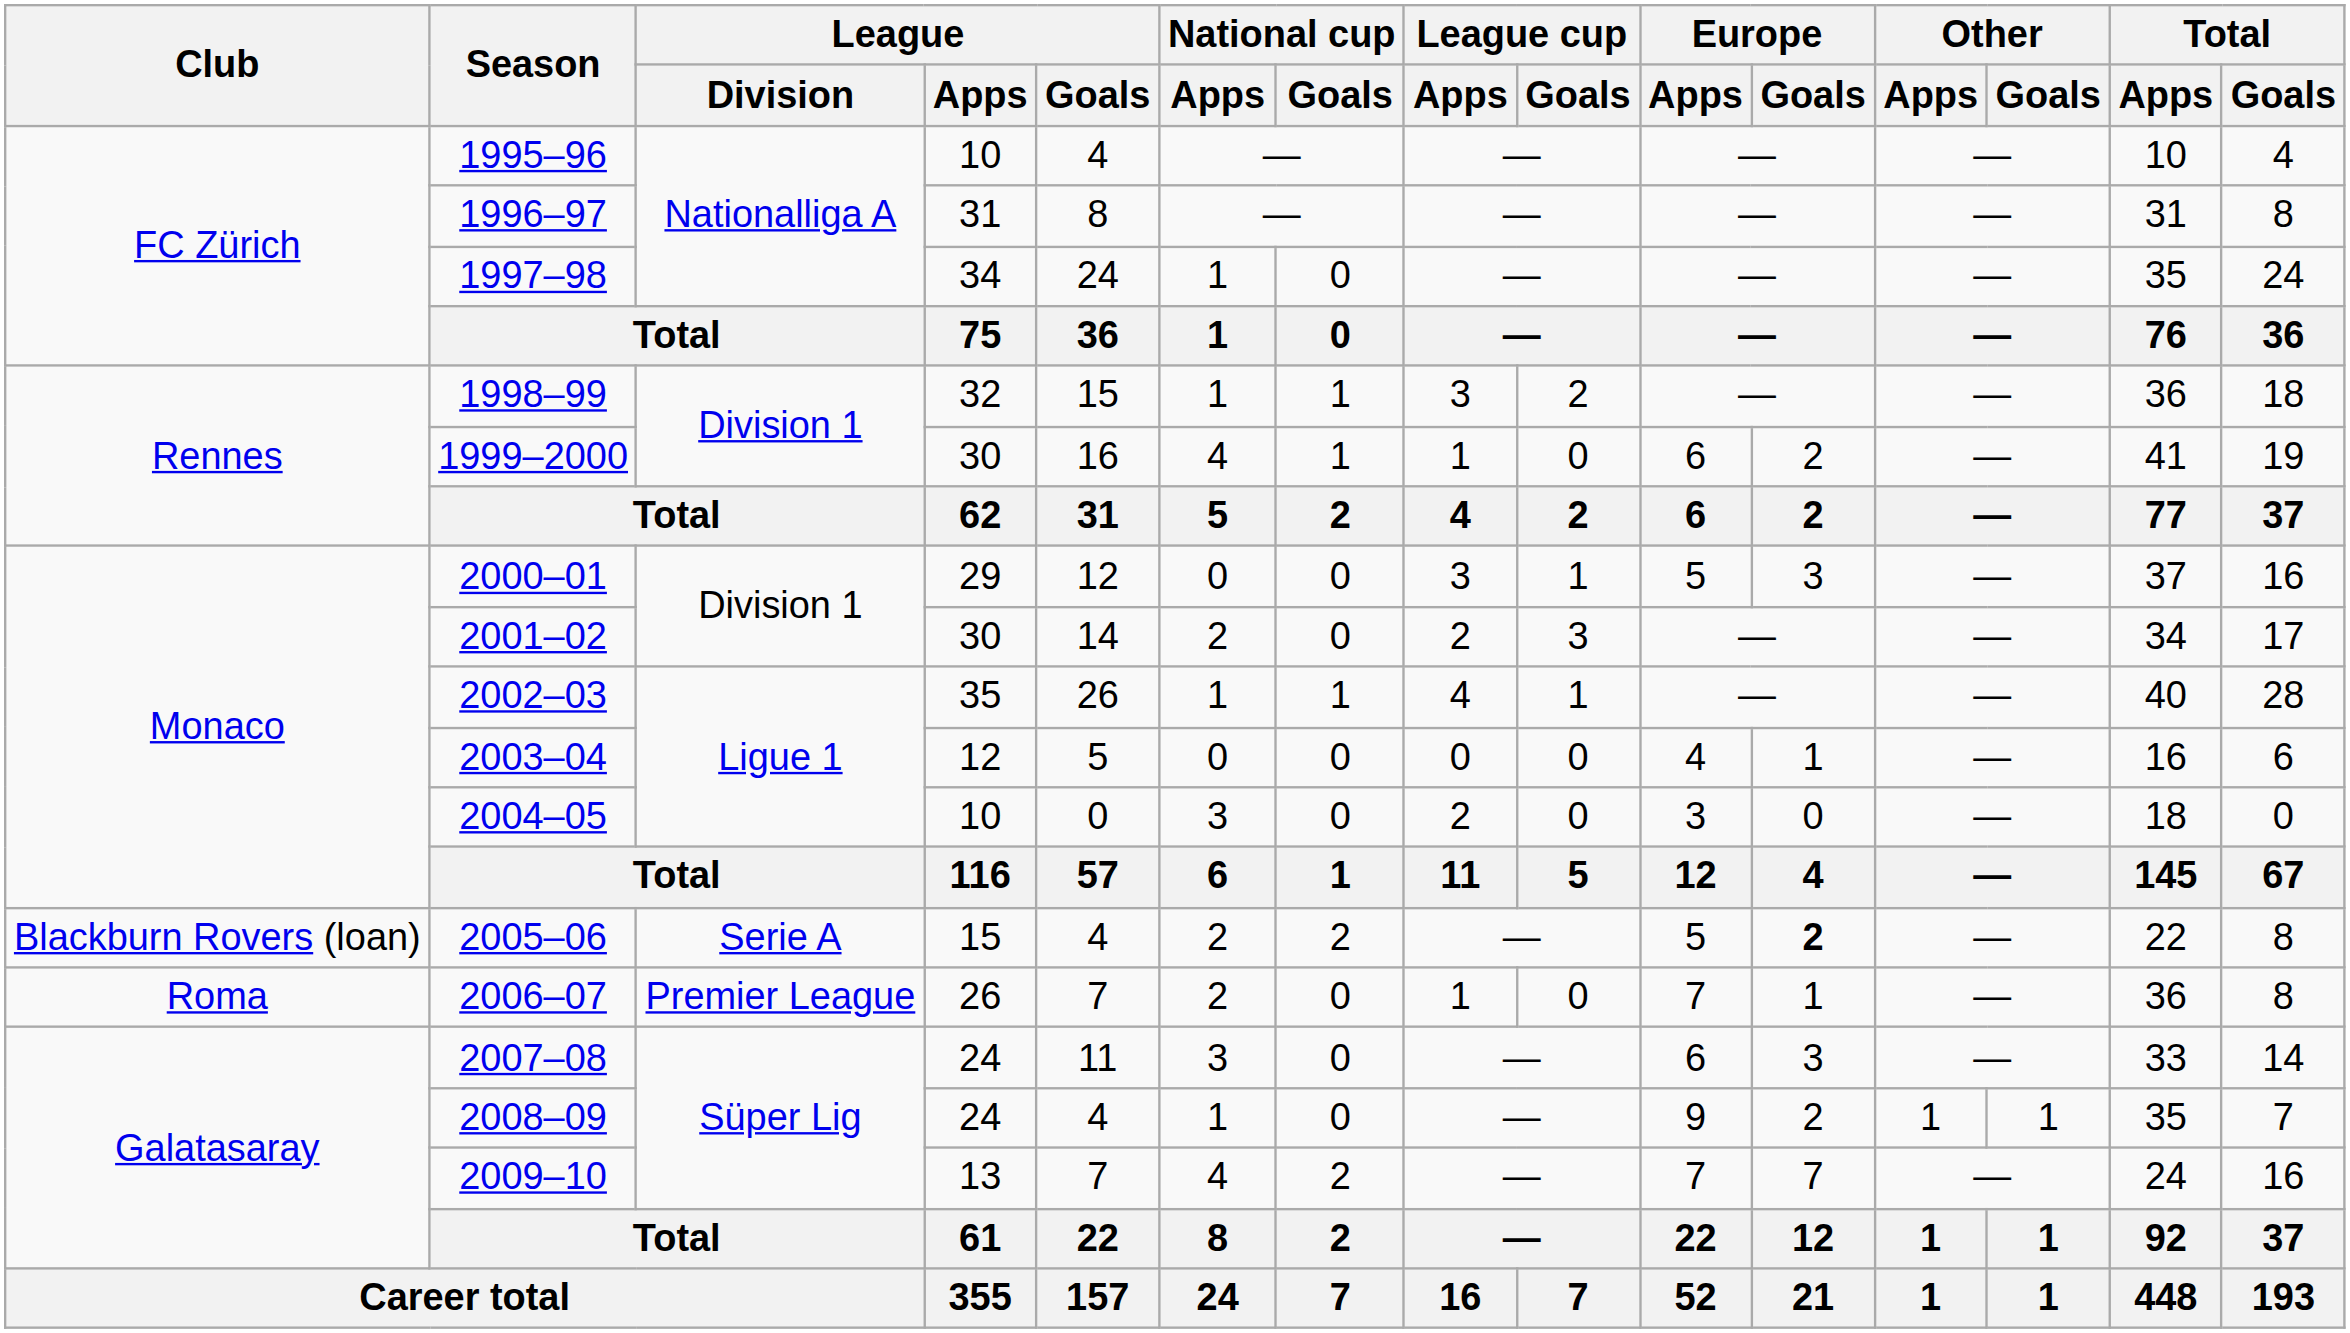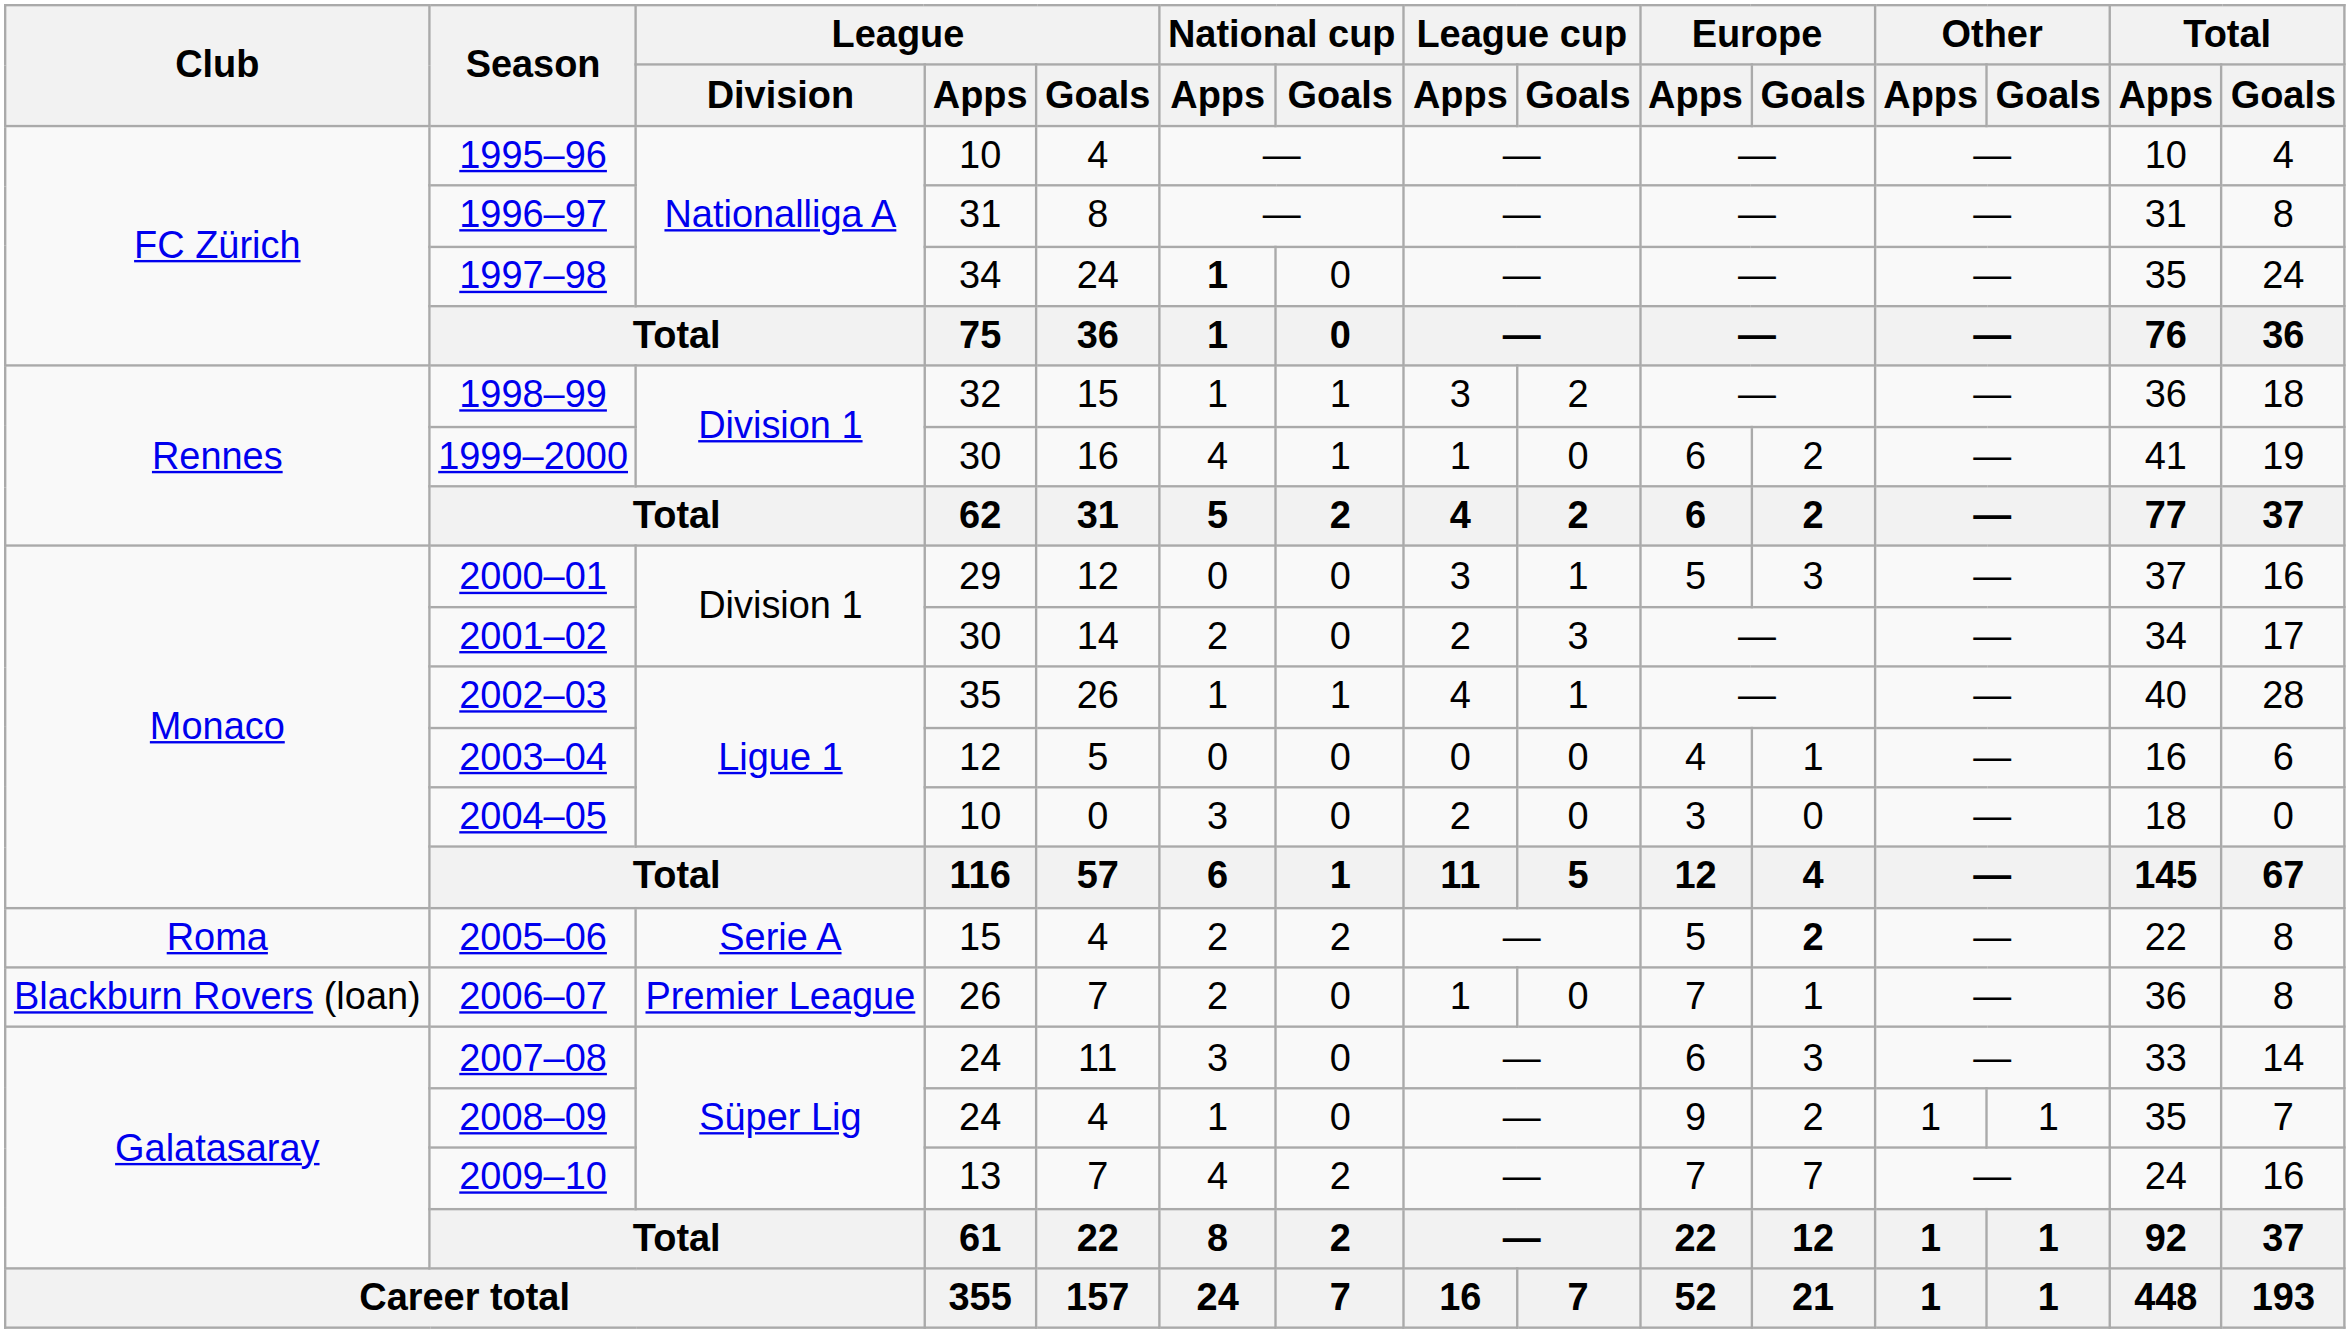(1218, 275) normal -> (1218, 275) bold
(217, 936) Blackburn Rovers (loan) -> (217, 936) Roma
(217, 996) Roma -> (217, 996) Blackburn Rovers (loan)
